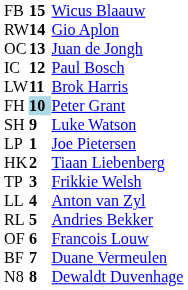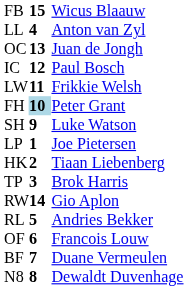rows swapped: (17, 29) <-> (14, 200)
(90, 86) Brok Harris -> (97, 86) Frikkie Welsh
(97, 181) Frikkie Welsh -> (90, 181) Brok Harris
